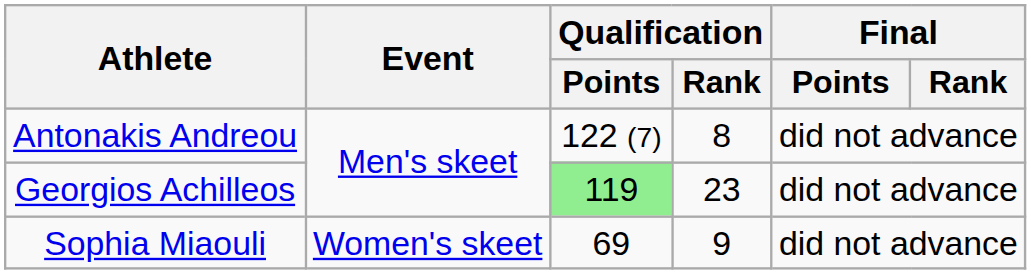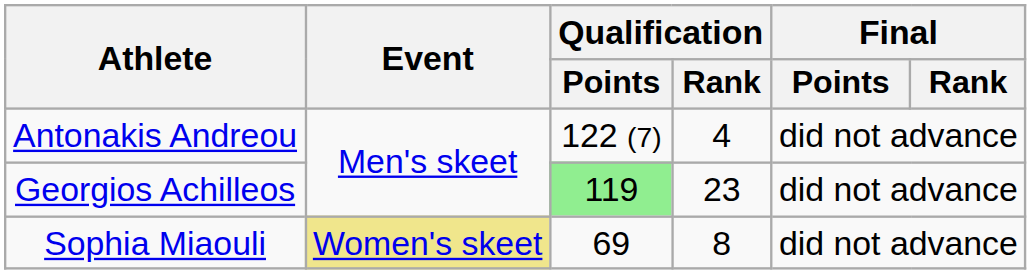(722, 136) 8 -> (722, 136) 4
(428, 243) no background -> (428, 243) khaki background
(722, 243) 9 -> (722, 243) 8
